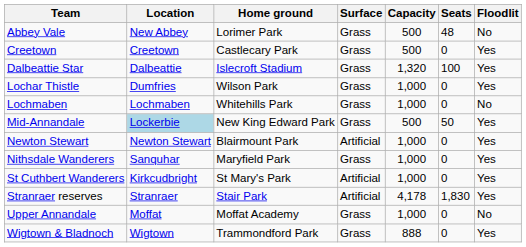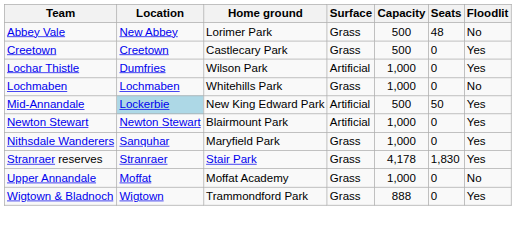- row: (45, 68)
(355, 86) Grass -> (350, 68) Artificial
(355, 123) Grass -> (350, 104) Artificial
- row: (66, 178)
(360, 196) Artificial -> (345, 159) Grass
